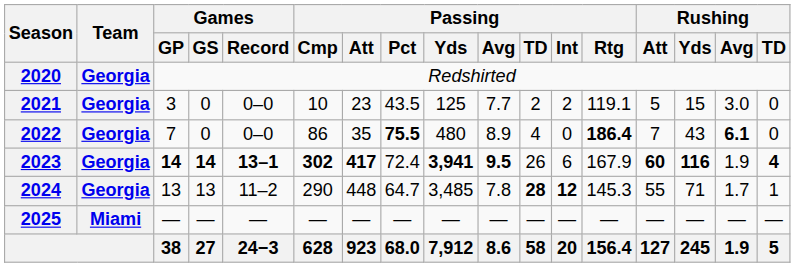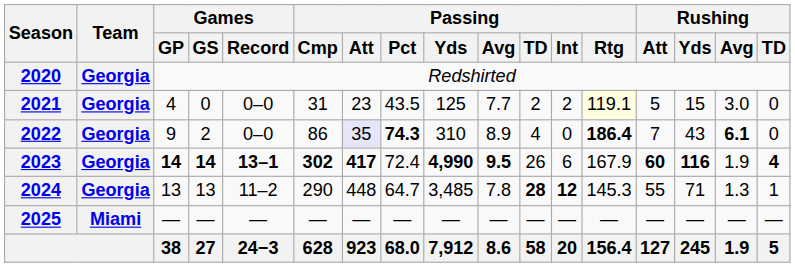(171, 104) 3 -> (171, 104) 4
(318, 104) 10 -> (318, 104) 31
(609, 104) no background -> (609, 104) lightyellow background
(171, 133) 7 -> (171, 133) 9
(206, 133) 0 -> (206, 133) 2
(361, 133) no background -> (361, 133) lavender background
(402, 133) 75.5 -> (402, 133) 74.3
(451, 133) 480 -> (451, 133) 310
(451, 162) 3,941 -> (451, 162) 4,990
(737, 190) 1.7 -> (737, 190) 1.3
